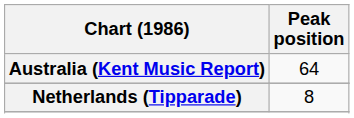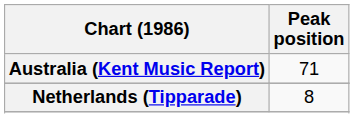(309, 68) 64 -> (309, 68) 71
